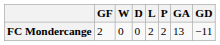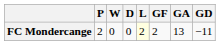columns swapped: (164, 13) <-> (105, 13)
(151, 31) no background -> (142, 31) lightyellow background
